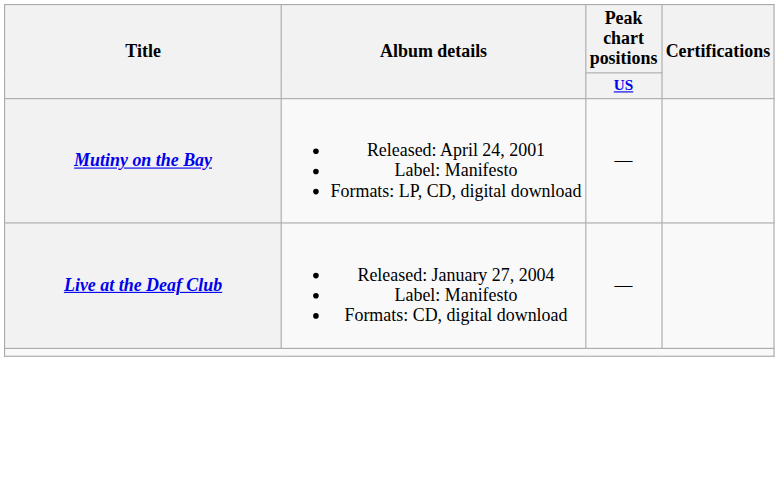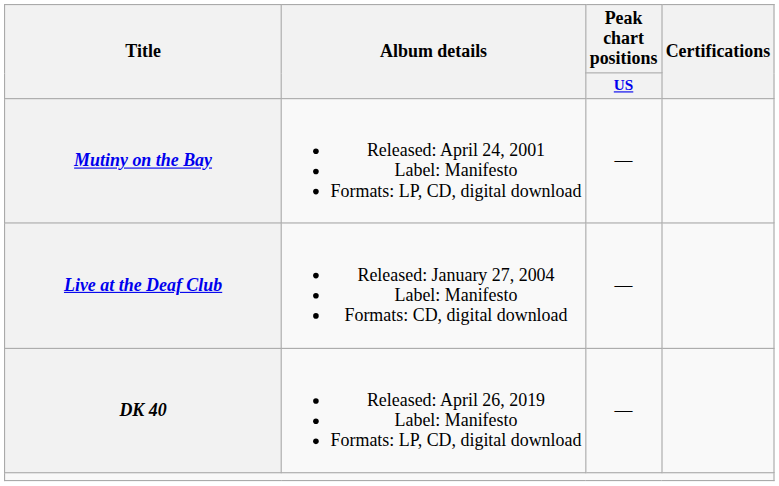+ row: (143, 410)
